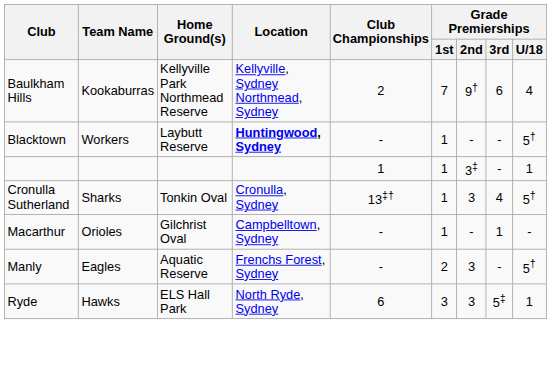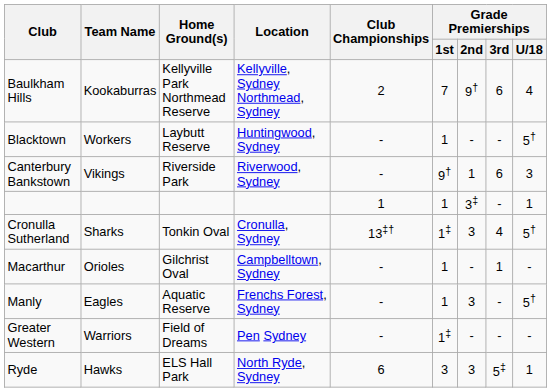(278, 140) bold -> (276, 140) normal
+ row: (39, 174)
(444, 198) 1 -> (445, 232) 1‡
(444, 267) 2 -> (445, 301) 1
+ row: (31, 336)
